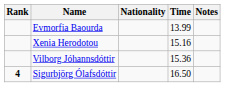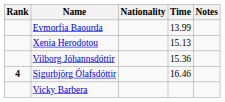(180, 43) 15.16 -> (180, 43) 15.13
(180, 74) 16.50 -> (180, 74) 16.46
+ row: (60, 90)
